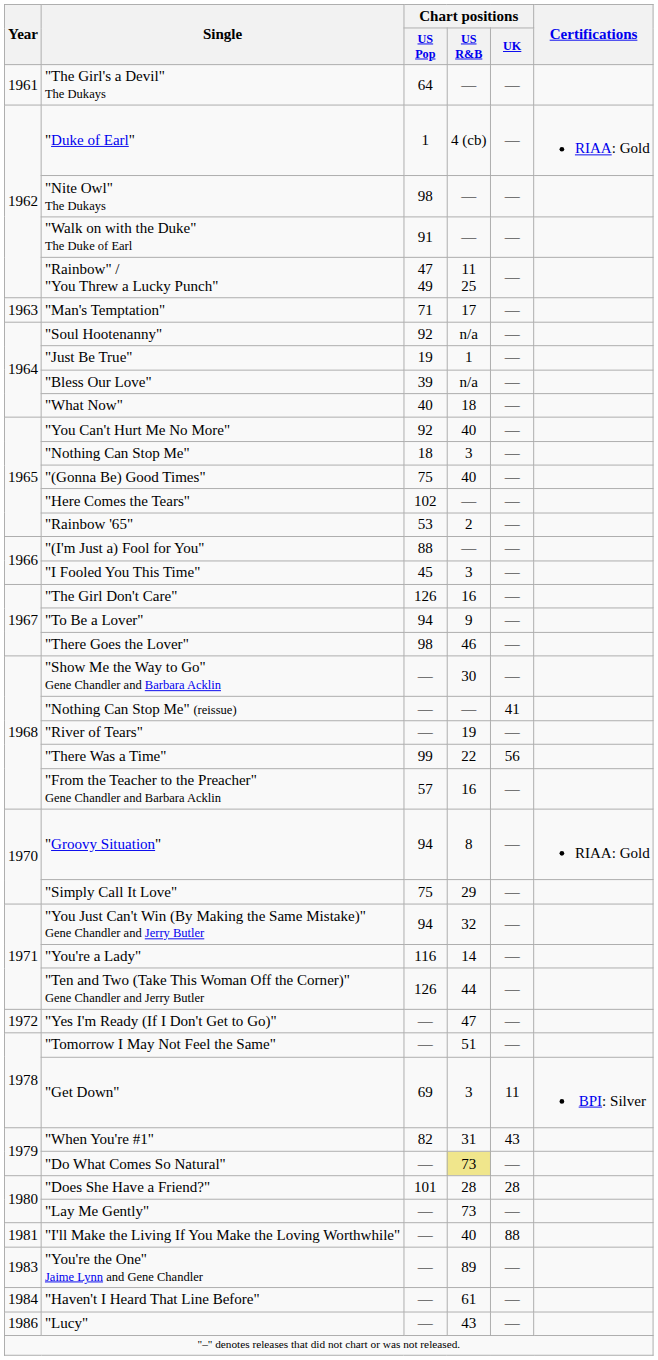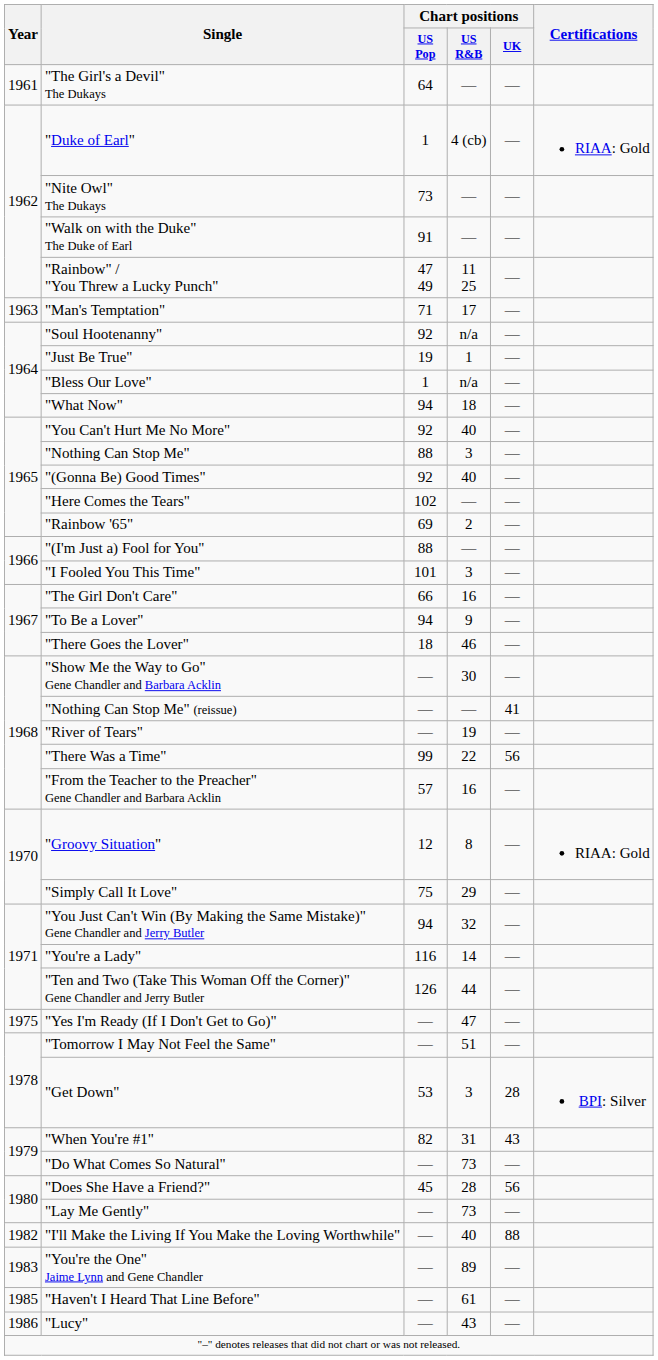(425, 196) 98 -> (425, 196) 73
(425, 381) 39 -> (425, 381) 1
(425, 405) 40 -> (425, 405) 94
(425, 453) 18 -> (425, 453) 88
(425, 477) 75 -> (425, 477) 92
(425, 524) 53 -> (425, 524) 69
(425, 572) 45 -> (425, 572) 101
(425, 596) 126 -> (425, 596) 66
(425, 644) 98 -> (425, 644) 18
(425, 844) 94 -> (425, 844) 12
(23, 1021) 1972 -> (23, 1021) 1975
(425, 1092) 69 -> (425, 1092) 53
(512, 1092) 11 -> (512, 1092) 28
(469, 1163) khaki background -> (469, 1163) no background
(425, 1187) 101 -> (425, 1187) 45
(512, 1187) 28 -> (512, 1187) 56
(23, 1235) 1981 -> (23, 1235) 1982
(23, 1299) 1984 -> (23, 1299) 1985
